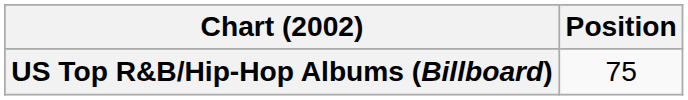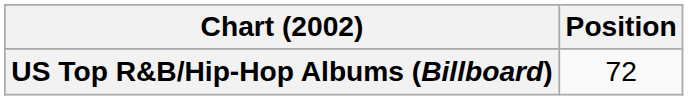(621, 71) 75 -> (621, 71) 72
